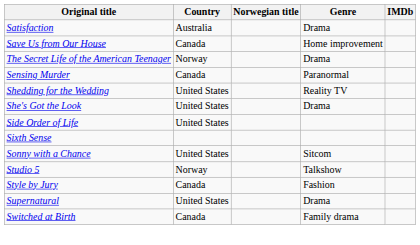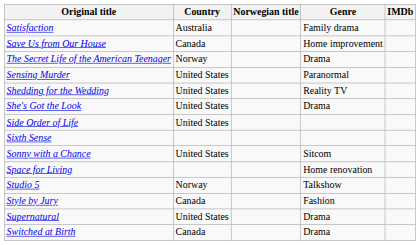(317, 28) Drama -> (331, 28) Family drama
(190, 75) Canada -> (202, 75) United States
+ row: (39, 169)
(331, 216) Family drama -> (317, 232) Drama
